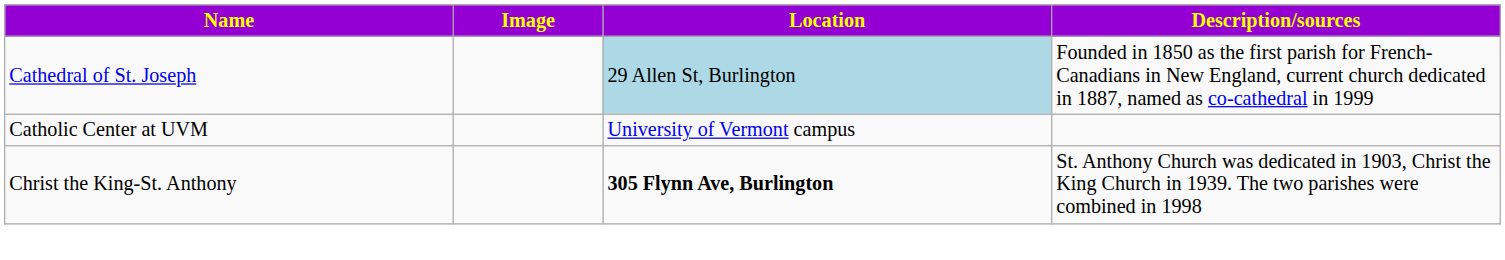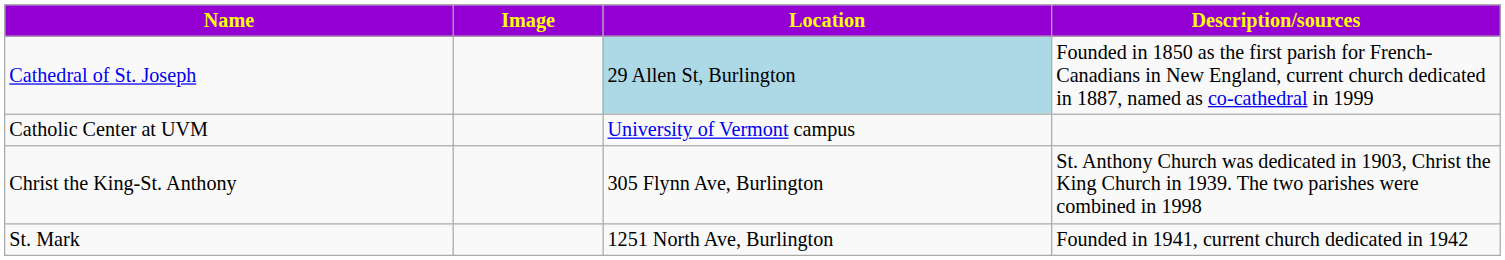(720, 184) bold -> (715, 184) normal
+ row: (45, 239)
